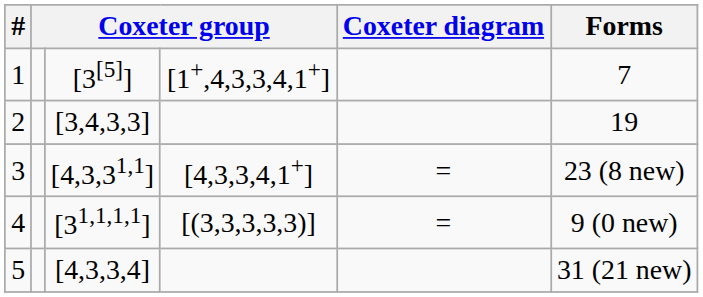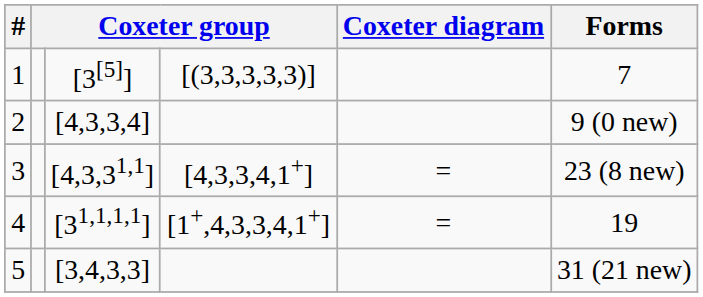(248, 74) [1+,4,3,3,4,1+] -> (248, 74) [(3,3,3,3,3)]
(102, 122) [3,4,3,3] -> (102, 122) [4,3,3,4]
(624, 122) 19 -> (624, 122) 9 (0 new)
(248, 222) [(3,3,3,3,3)] -> (248, 222) [1+,4,3,3,4,1+]
(624, 222) 9 (0 new) -> (624, 222) 19
(102, 269) [4,3,3,4] -> (102, 269) [3,4,3,3]
